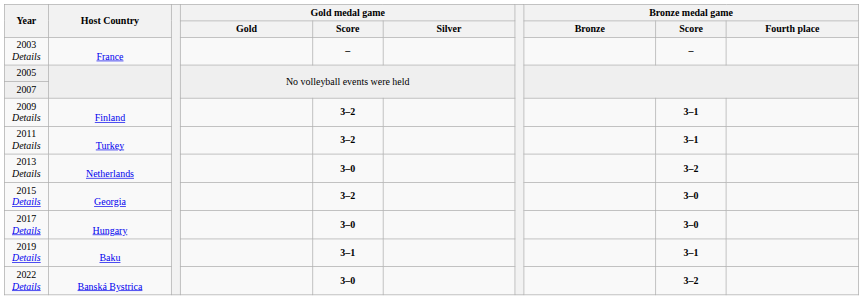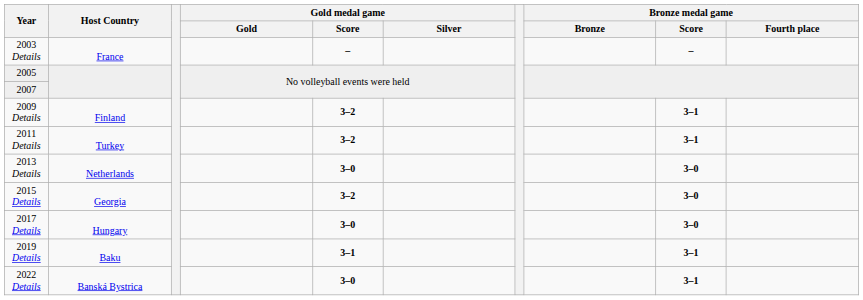(691, 168) 3–2 -> (691, 168) 3–0
(691, 281) 3–2 -> (691, 281) 3–1
